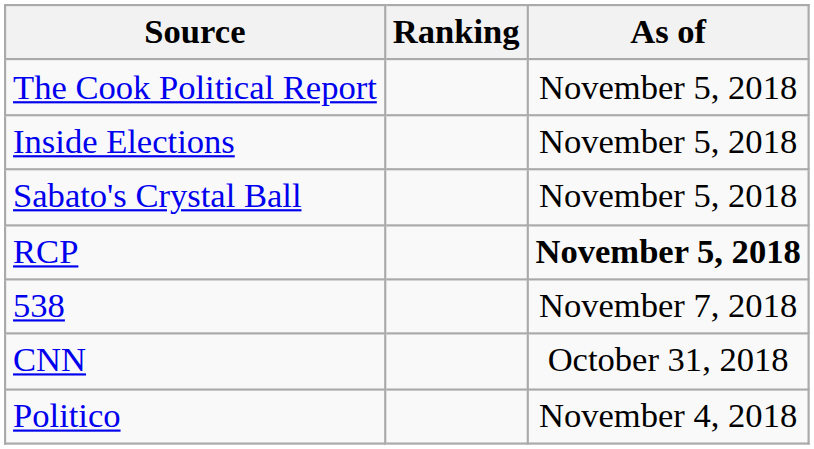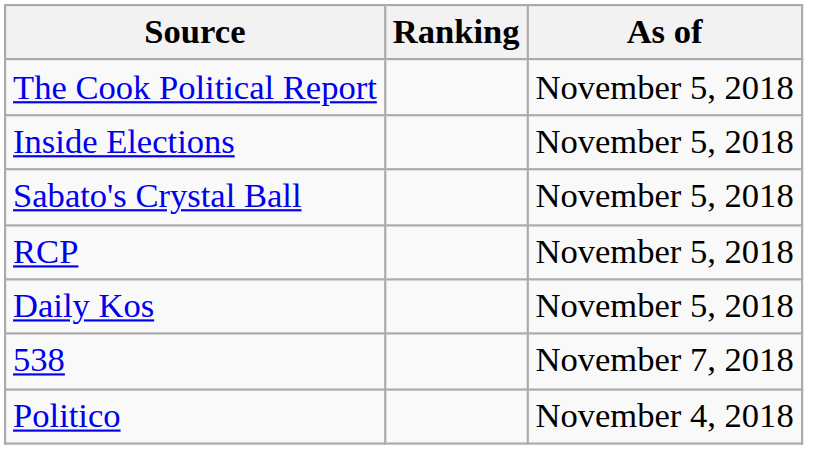(668, 251) bold -> (665, 251) normal
+ row: (84, 305)
- row: (50, 360)
